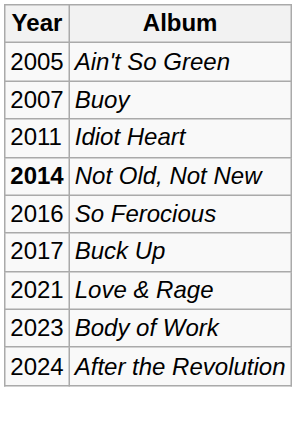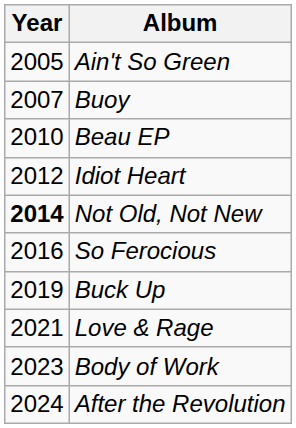+ row: (122, 137)
(36, 137) 2011 -> (37, 175) 2012
(37, 251) 2017 -> (37, 289) 2019
